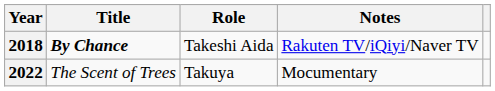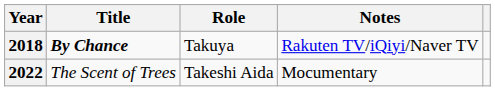(229, 45) Takeshi Aida -> (209, 45) Takuya
(209, 72) Takuya -> (229, 72) Takeshi Aida
